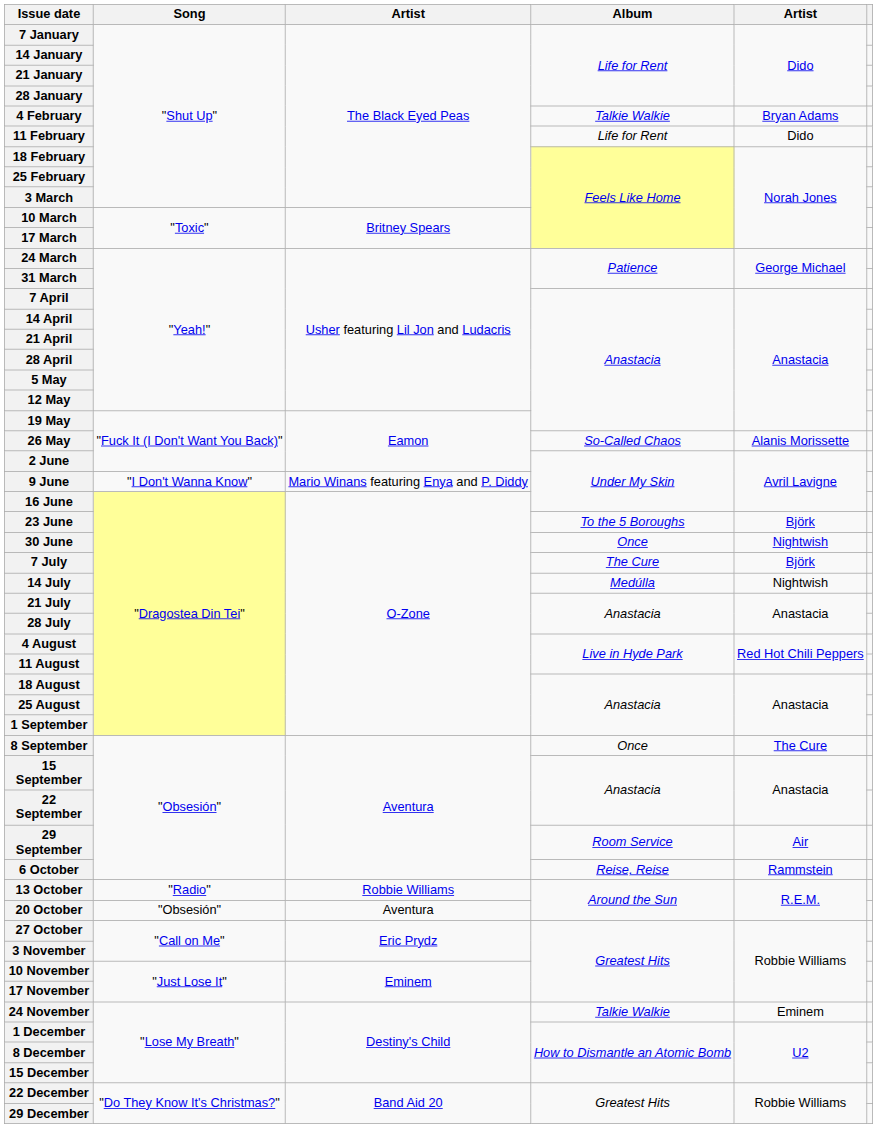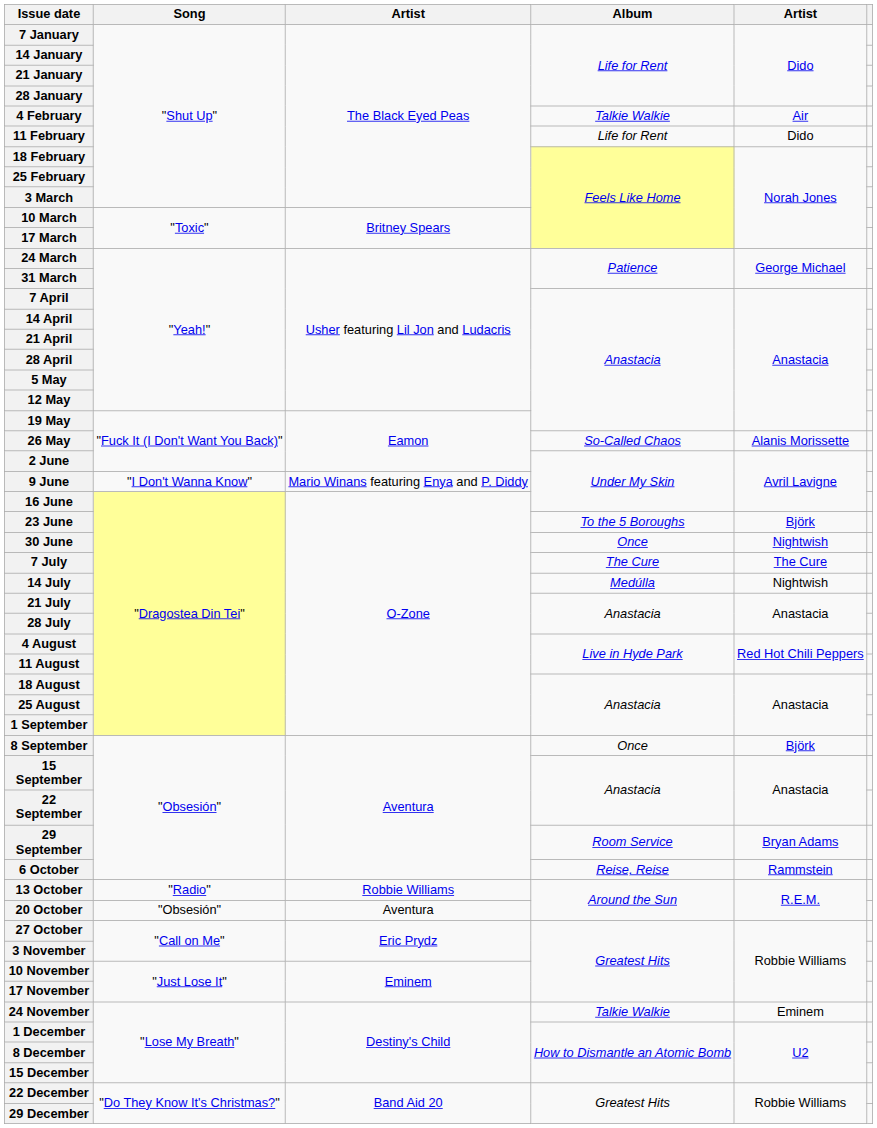(800, 116) Bryan Adams -> (800, 116) Air
(800, 562) Björk -> (800, 562) The Cure
(800, 745) The Cure -> (800, 745) Björk
(800, 842) Air -> (800, 842) Bryan Adams
